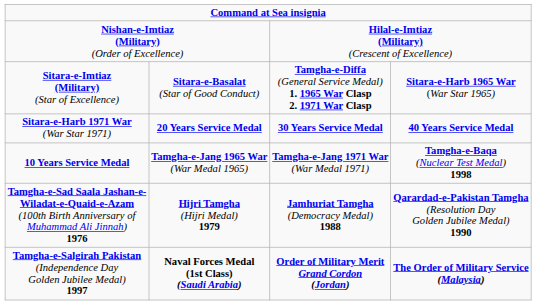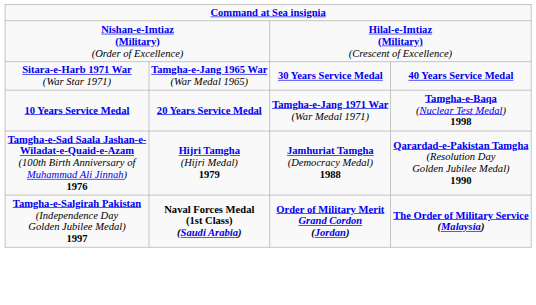- row: (77, 87)
(209, 128) 20 Years Service Medal -> (209, 76) Tamgha-e-Jang 1965 War (War Medal 1965)
(209, 163) Tamgha-e-Jang 1965 War (War Medal 1965) -> (209, 110) 20 Years Service Medal
